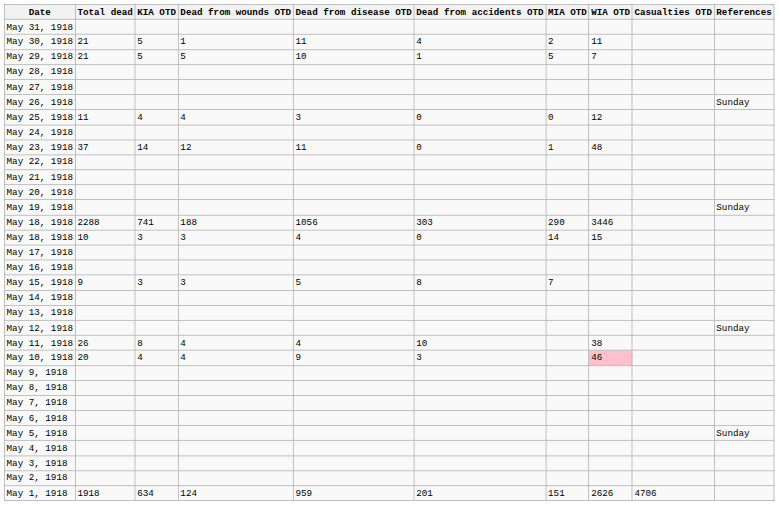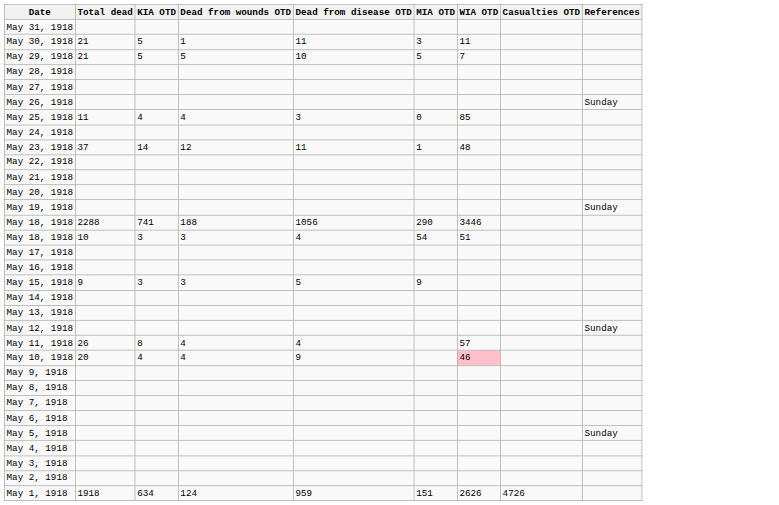- column: (480, 12)
(551, 42) 2 -> (419, 42) 3
(597, 117) 12 -> (465, 117) 85
(554, 238) 14 -> (422, 238) 54
(597, 238) 15 -> (465, 238) 51
(551, 283) 7 -> (419, 283) 9
(597, 343) 38 -> (465, 343) 57
(645, 493) 4706 -> (514, 493) 4726
